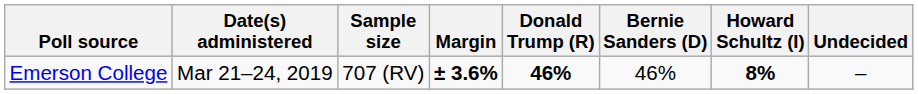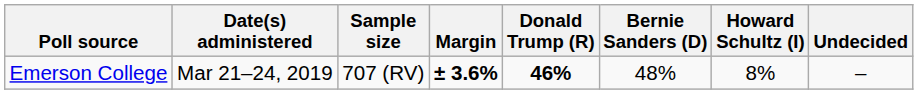(655, 73) 46% -> (655, 73) 48%
(760, 73) bold -> (760, 73) normal
